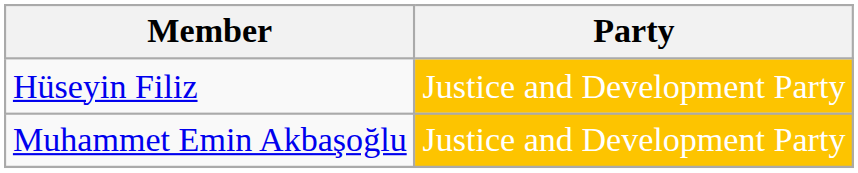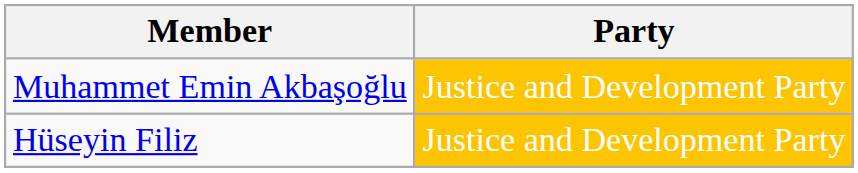rows swapped: (210, 139) <-> (105, 85)
